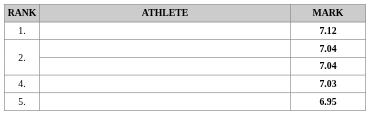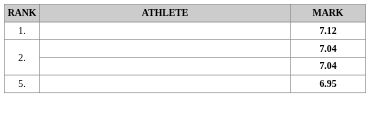- row: (22, 84)
